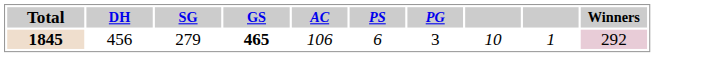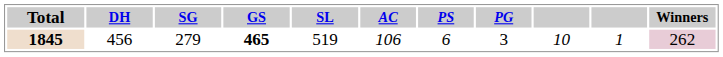+ column: (325, 17)
(614, 39) 292 -> (682, 39) 262
